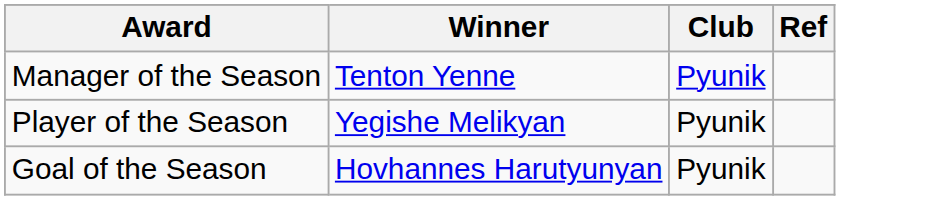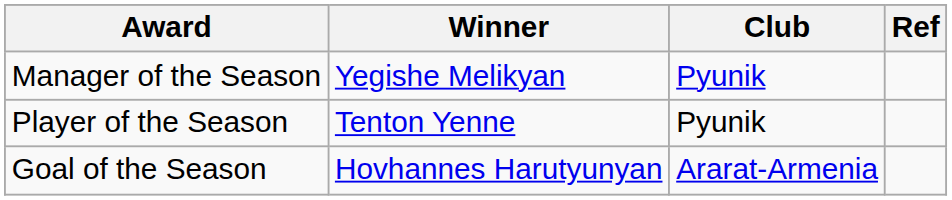(425, 75) Tenton Yenne -> (450, 75) Yegishe Melikyan
(450, 122) Yegishe Melikyan -> (425, 122) Tenton Yenne
(721, 169) Pyunik -> (777, 169) Ararat-Armenia
